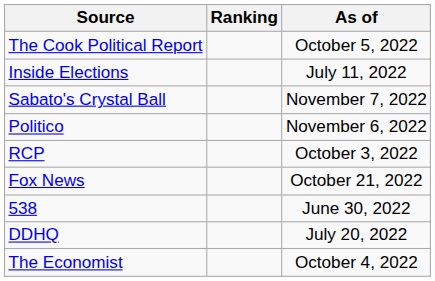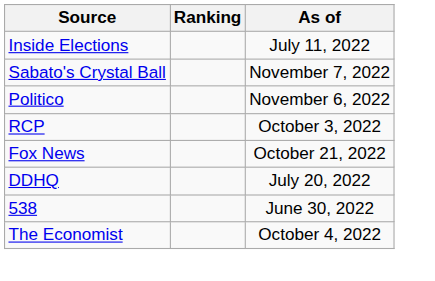- row: (106, 45)
rows swapped: (34, 235) <-> (23, 208)
